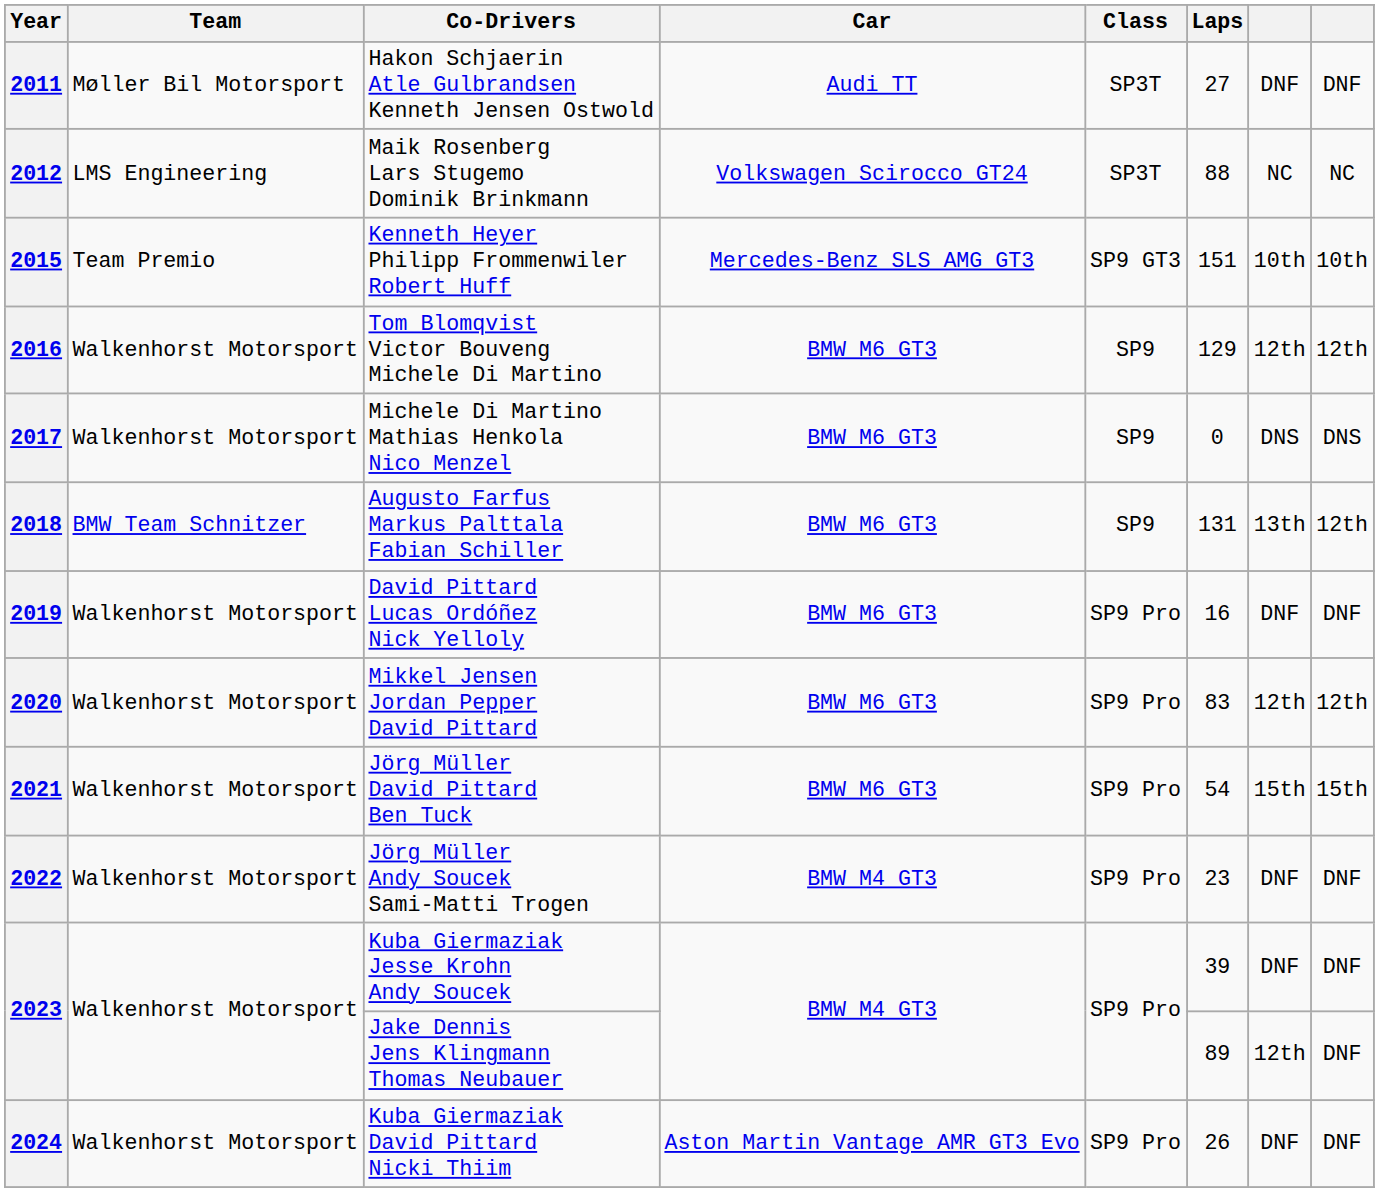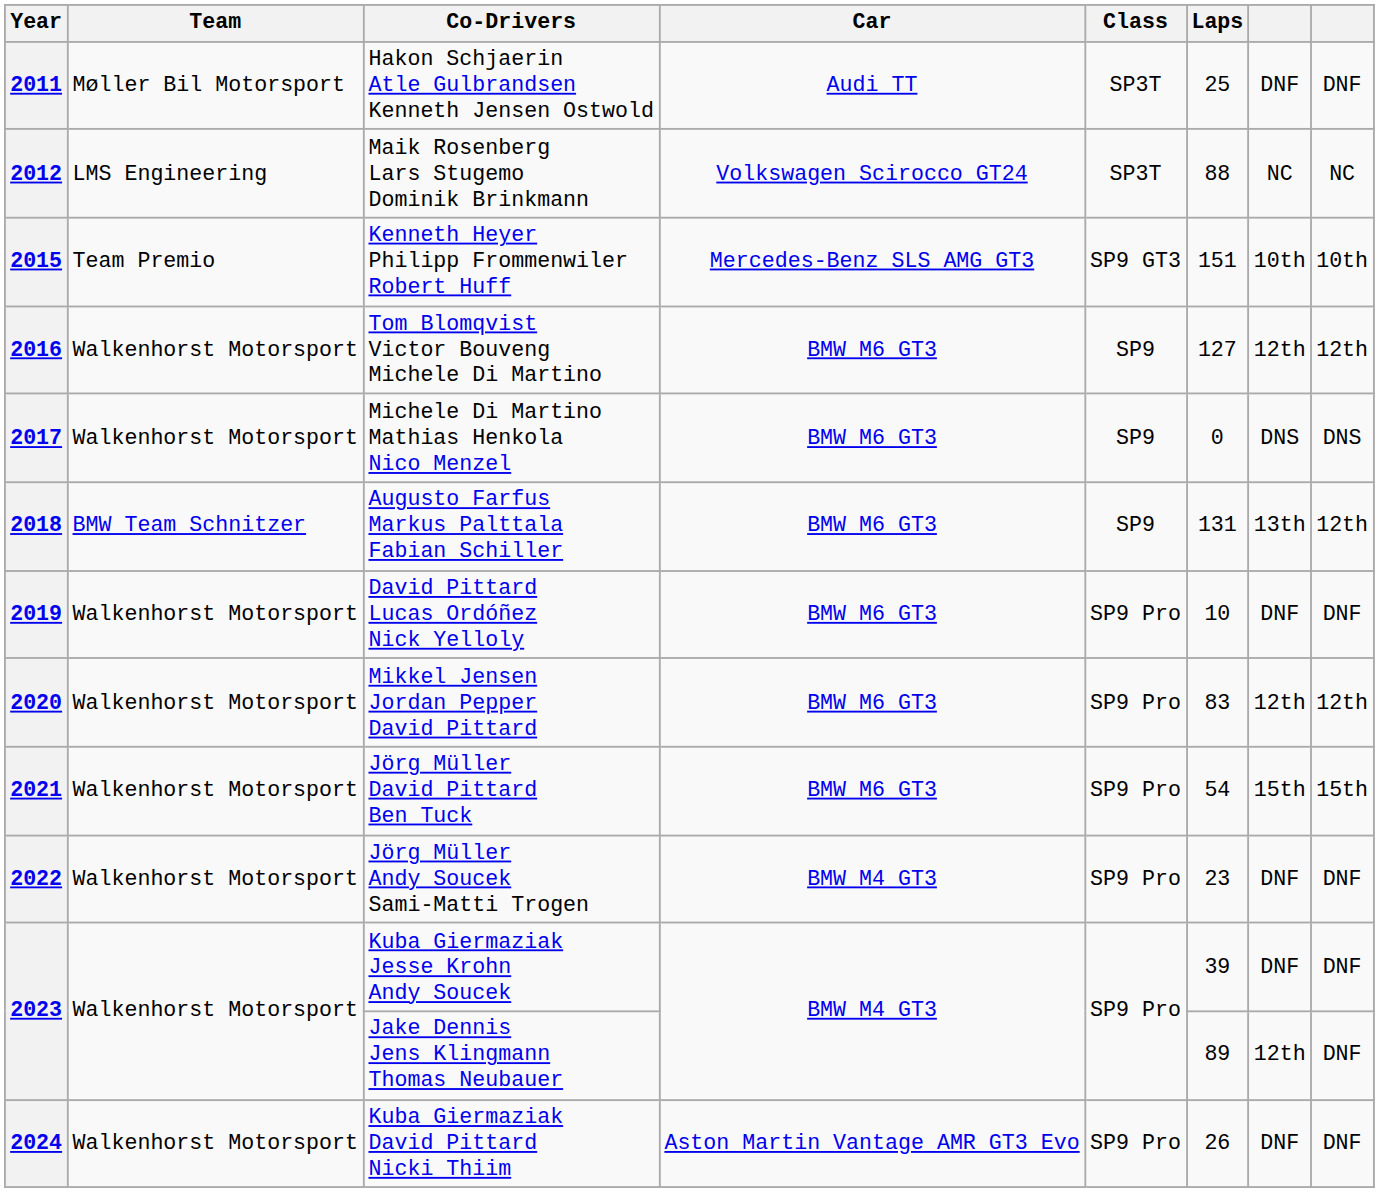(1217, 85) 27 -> (1217, 85) 25
(1217, 350) 129 -> (1217, 350) 127
(1217, 614) 16 -> (1217, 614) 10
